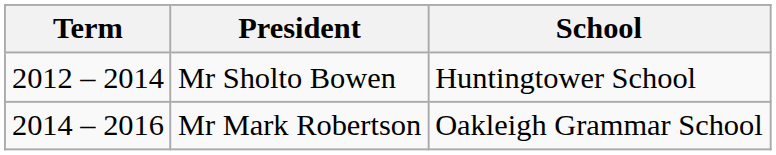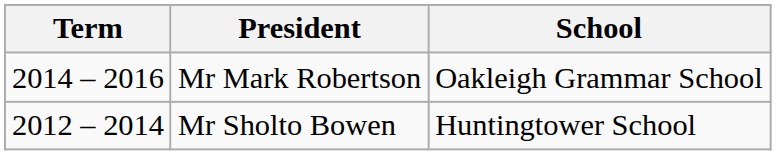rows swapped: (287, 76) <-> (300, 125)
